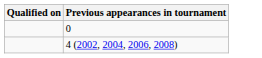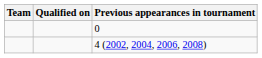+ column: (19, 12)
